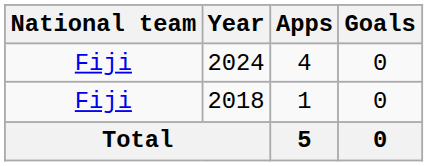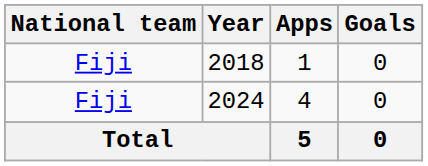rows swapped: (236, 102) <-> (236, 63)
